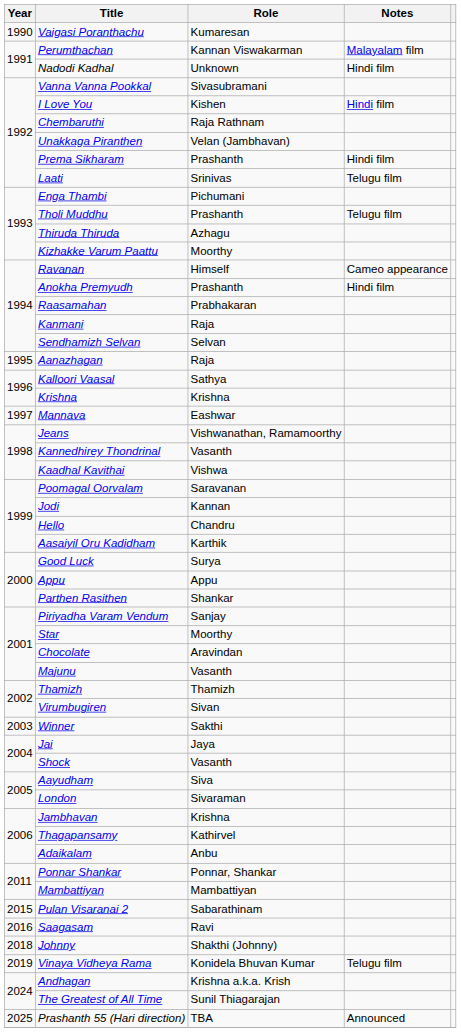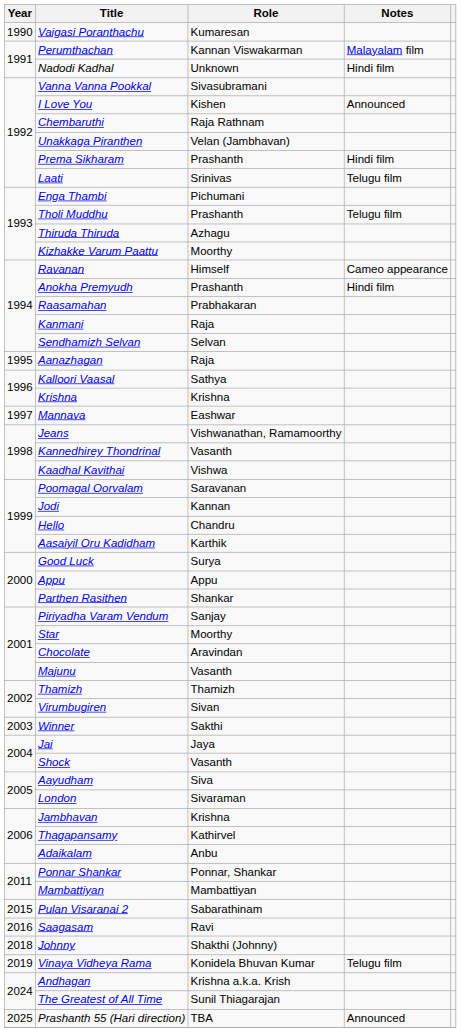(370, 104) Hindi film -> (376, 104) Announced
